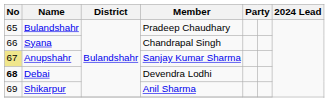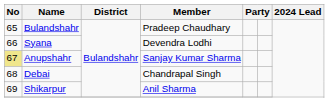(182, 43) Chandrapal Singh -> (177, 43) Devendra Lodhi
(12, 74) bold -> (12, 74) normal
(177, 74) Devendra Lodhi -> (182, 74) Chandrapal Singh
